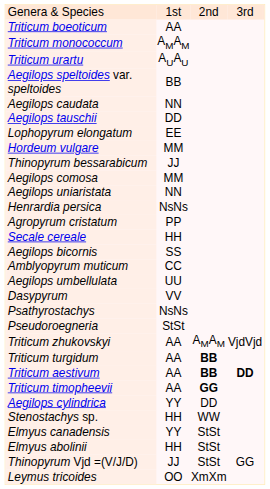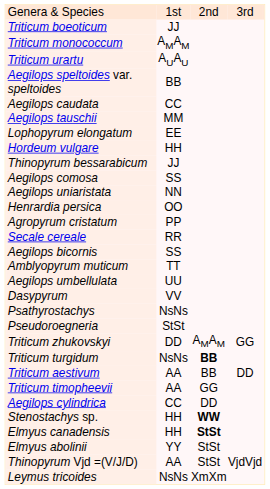(173, 27) AA -> (173, 27) JJ
(173, 104) NN -> (173, 104) CC
(173, 119) DD -> (173, 119) MM
(173, 148) MM -> (173, 148) HH
(173, 178) MM -> (173, 178) SS
(173, 207) NsNs -> (173, 207) OO
(173, 237) HH -> (173, 237) RR
(173, 267) CC -> (173, 267) TT
(173, 342) AA -> (173, 342) DD
(245, 342) VjdVjd -> (245, 342) GG
(173, 358) AA -> (173, 358) NsNs
(209, 373) bold -> (209, 373) normal
(245, 373) bold -> (245, 373) normal
(209, 387) bold -> (209, 387) normal
(173, 402) YY -> (173, 402) CC
(209, 417) normal -> (209, 417) bold
(173, 432) YY -> (173, 432) HH
(209, 432) normal -> (209, 432) bold
(173, 447) HH -> (173, 447) YY
(173, 461) JJ -> (173, 461) AA
(245, 461) GG -> (245, 461) VjdVjd
(173, 476) OO -> (173, 476) NsNs
